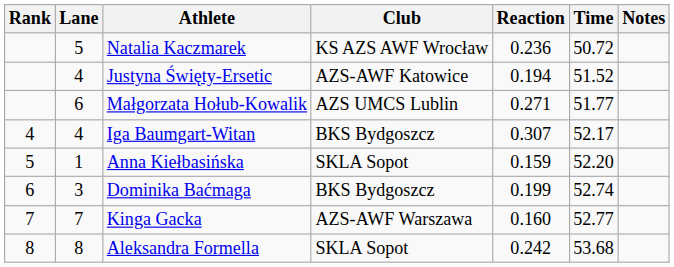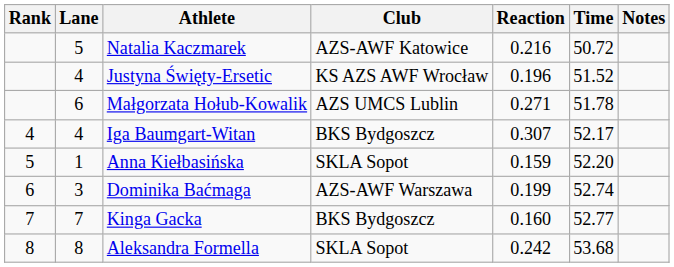(402, 47) KS AZS AWF Wrocław -> (392, 47) AZS-AWF Katowice
(531, 47) 0.236 -> (531, 47) 0.216
(392, 76) AZS-AWF Katowice -> (402, 76) KS AZS AWF Wrocław
(531, 76) 0.194 -> (531, 76) 0.196
(594, 104) 51.77 -> (594, 104) 51.78
(375, 190) BKS Bydgoszcz -> (394, 190) AZS-AWF Warszawa
(394, 219) AZS-AWF Warszawa -> (375, 219) BKS Bydgoszcz
